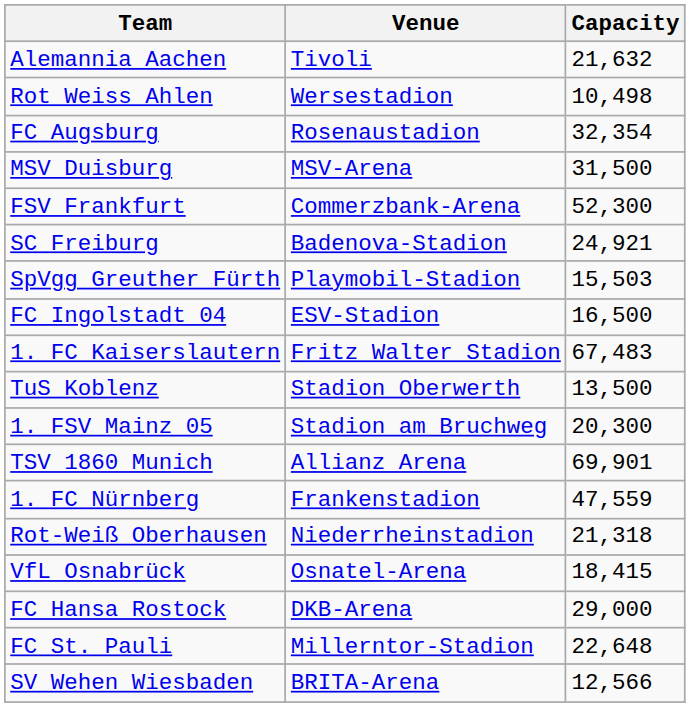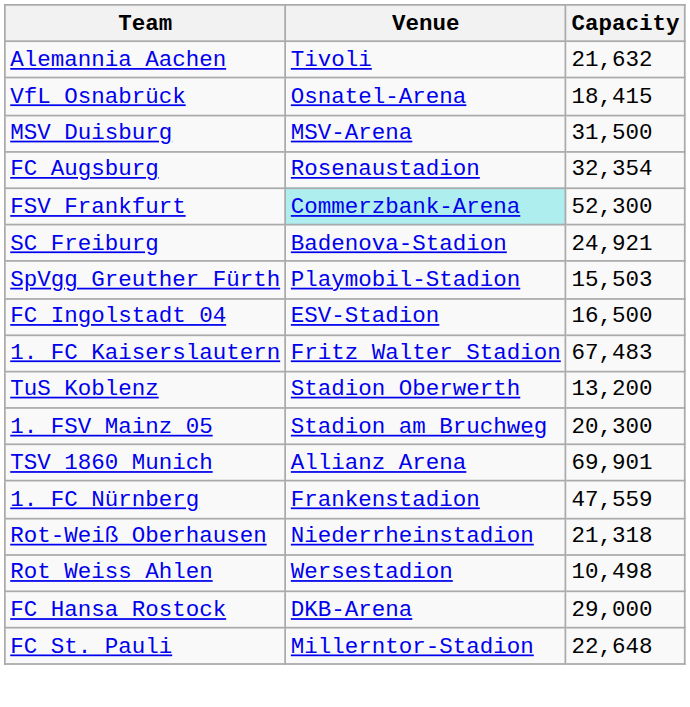rows swapped: (111, 97) <-> (98, 573)
rows swapped: (84, 133) <-> (91, 170)
(406, 206) no background -> (406, 206) paleturquoise background
(612, 390) 13,500 -> (612, 390) 13,200
- row: (132, 683)
